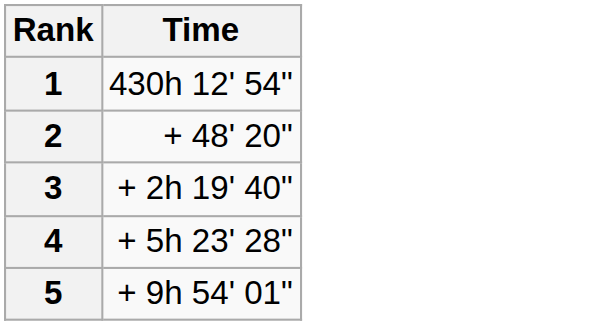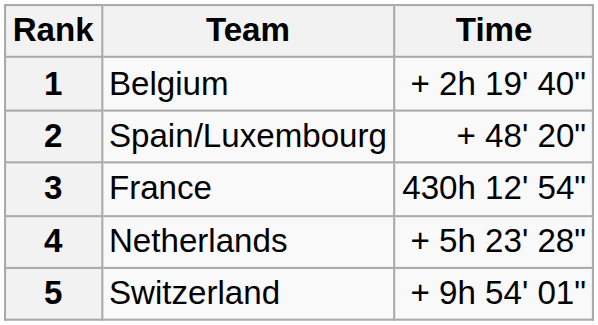+ column: (248, 30)
(201, 83) 430h 12' 54" -> (498, 83) + 2h 19' 40"
(205, 188) + 2h 19' 40" -> (494, 188) 430h 12' 54"
